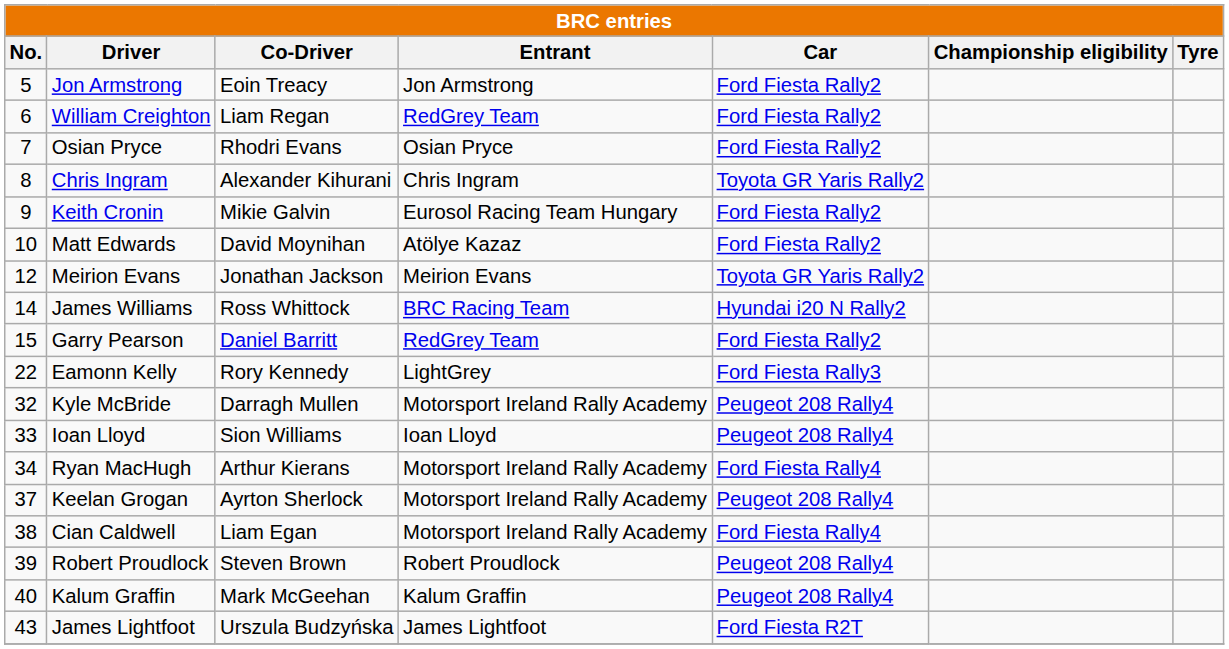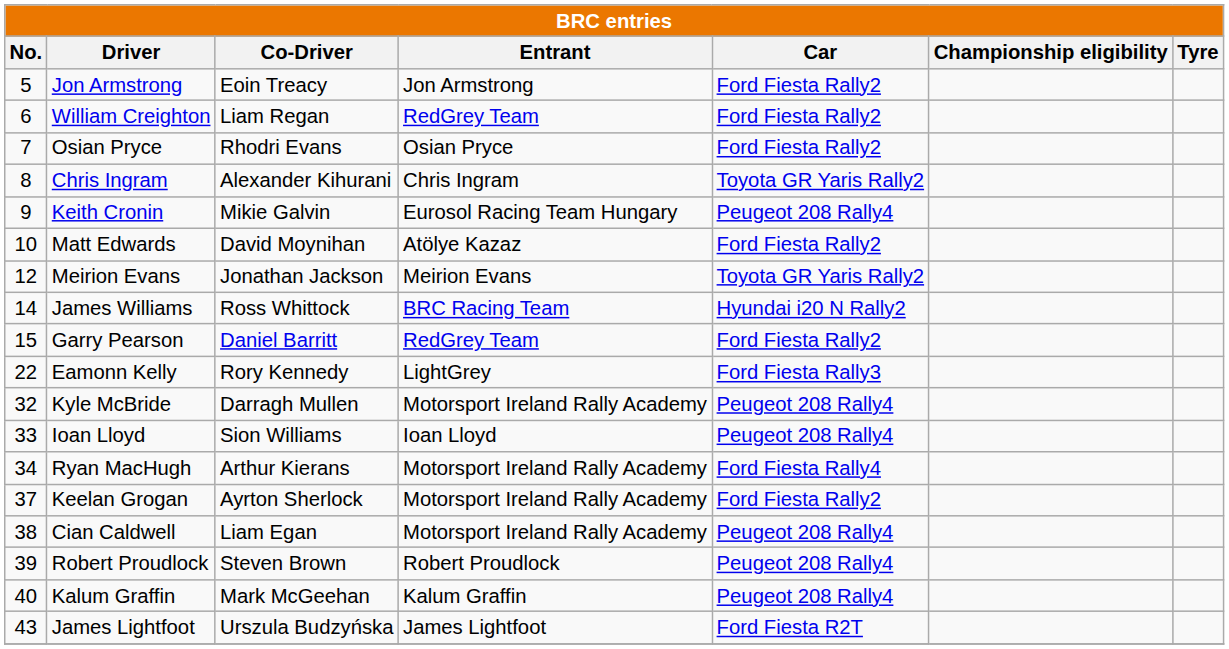(799, 212) Ford Fiesta Rally2 -> (805, 212) Peugeot 208 Rally4
(805, 499) Peugeot 208 Rally4 -> (799, 499) Ford Fiesta Rally2
(799, 531) Ford Fiesta Rally4 -> (805, 531) Peugeot 208 Rally4
